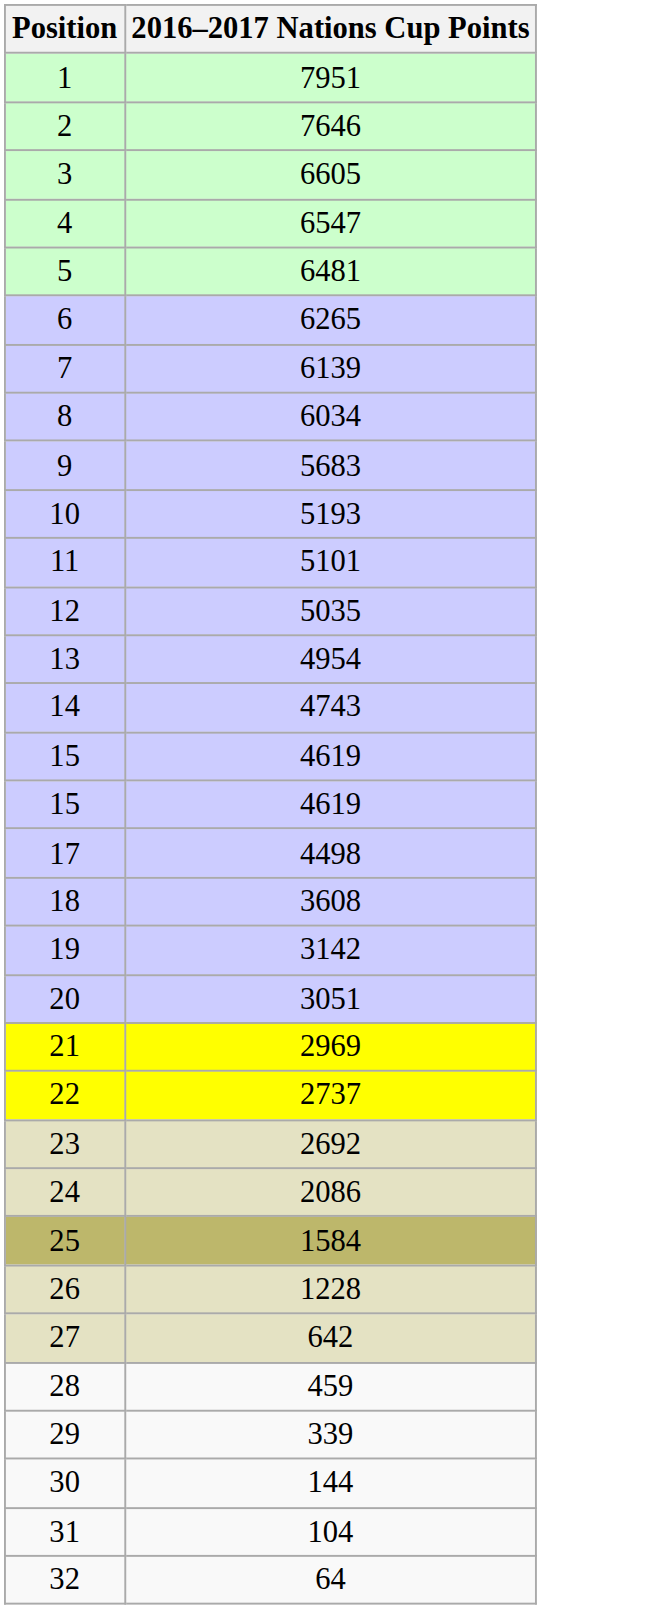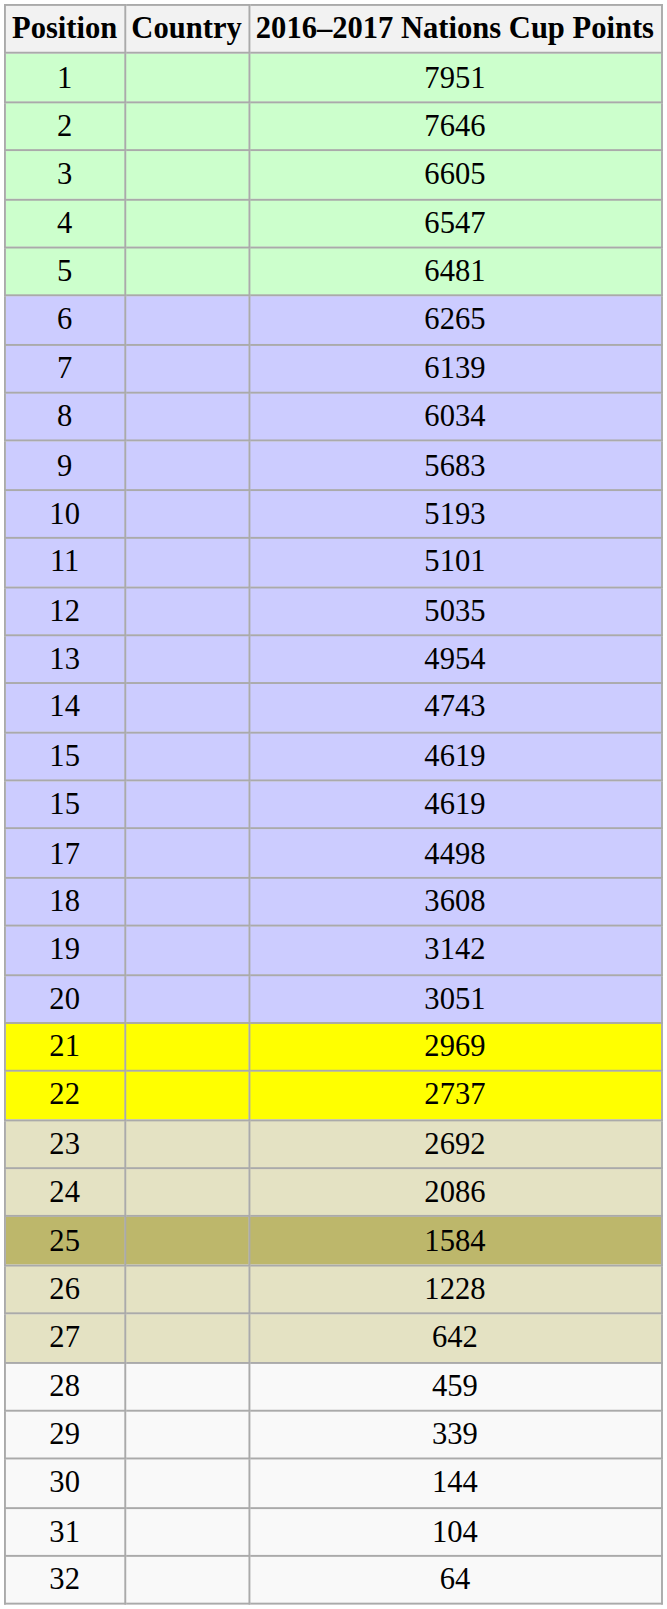+ column: (187, 28)
